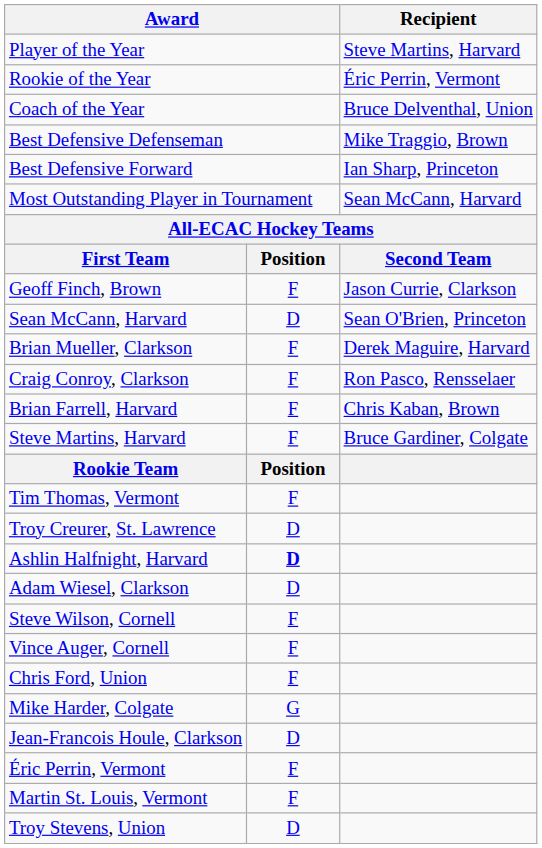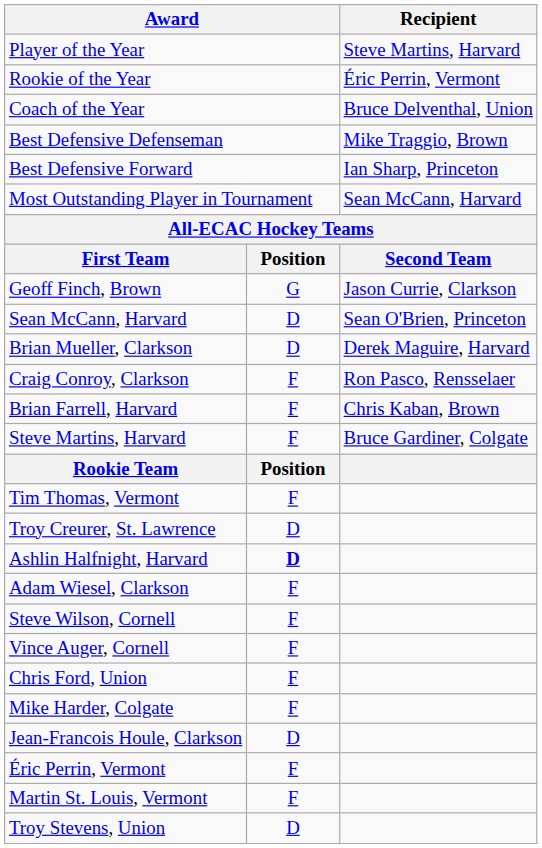(293, 288) F -> (293, 288) G
(293, 348) F -> (293, 348) D
(293, 588) D -> (293, 588) F
(293, 708) G -> (293, 708) F
